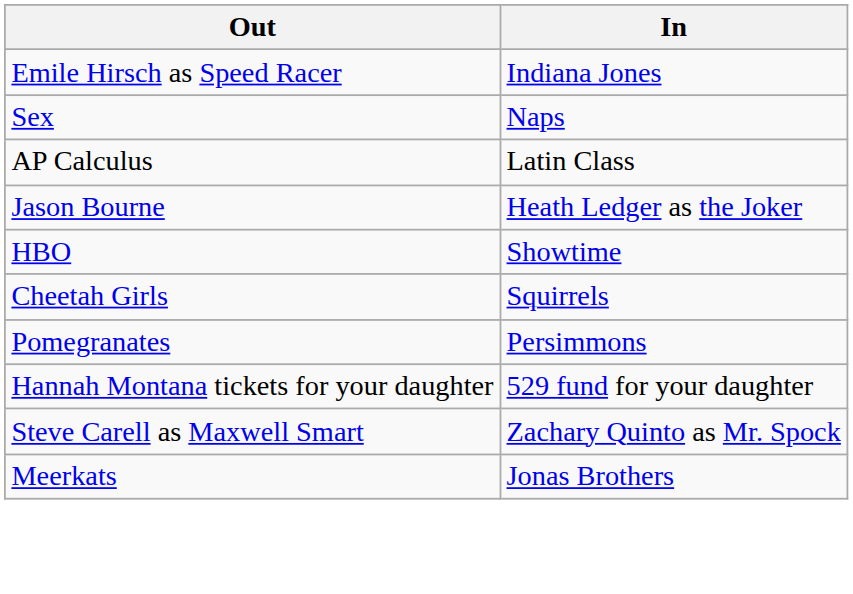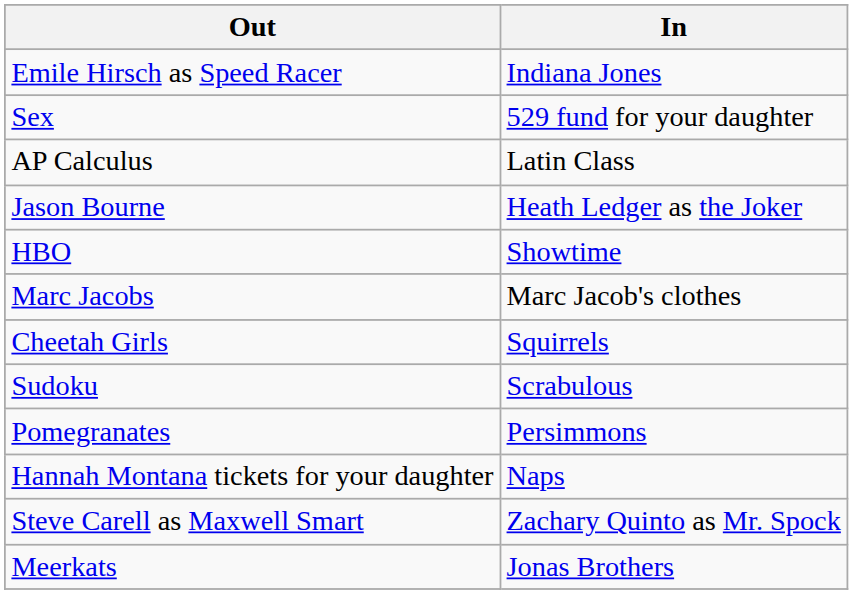(536, 116) Naps -> (660, 116) 529 fund for your daughter
+ row: (83, 296)
+ row: (55, 386)
(660, 386) 529 fund for your daughter -> (536, 476) Naps
